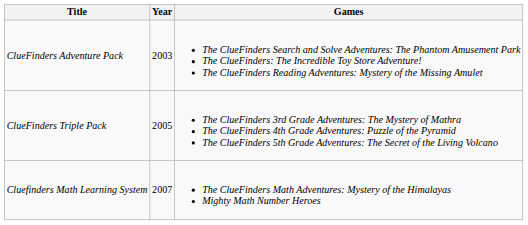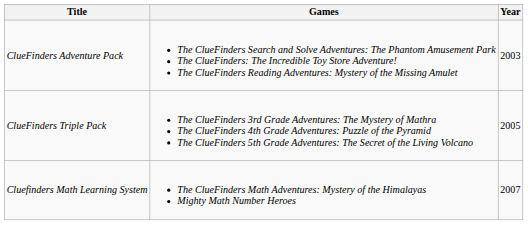columns swapped: (162, 12) <-> (349, 12)
